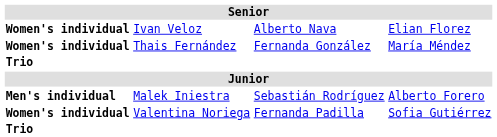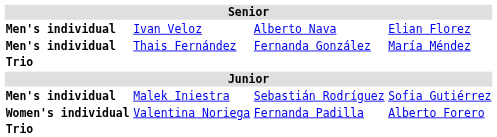(68, 29) Women's individual -> (61, 29) Men's individual
(68, 46) Women's individual -> (61, 46) Men's individual
(436, 96) Alberto Forero -> (440, 96) Sofia Gutiérrez
(440, 113) Sofia Gutiérrez -> (436, 113) Alberto Forero
